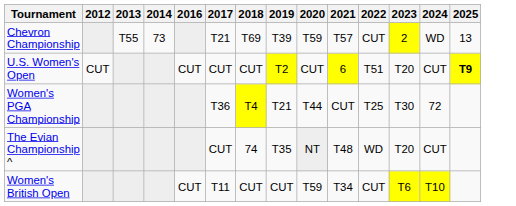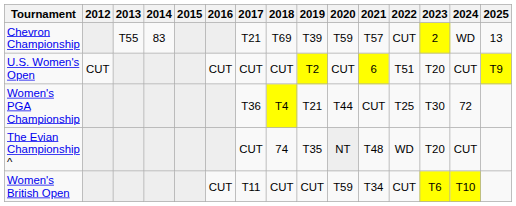+ column: (190, 14)
(159, 38) 73 -> (159, 38) 83
(466, 69) bold -> (496, 69) normal
